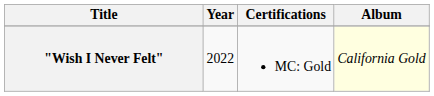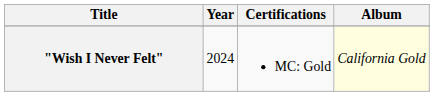(220, 58) 2022 -> (220, 58) 2024
